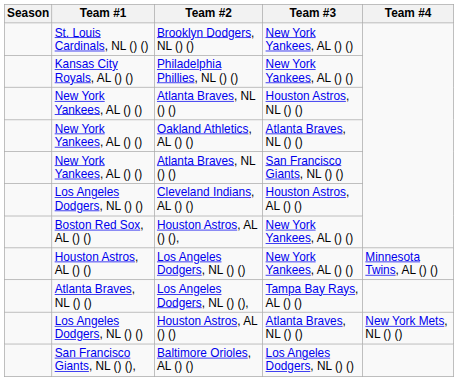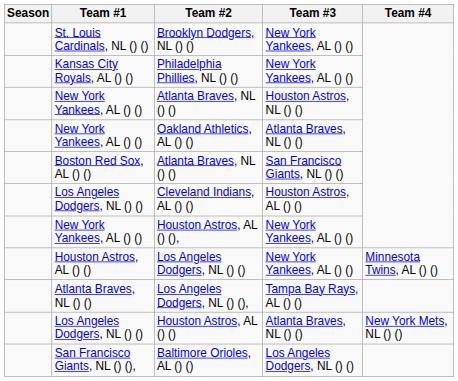(98, 167) New York Yankees, AL () () -> (99, 167) Boston Red Sox, AL () ()
(99, 231) Boston Red Sox, AL () () -> (98, 231) New York Yankees, AL () ()
